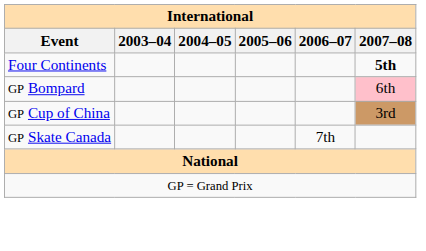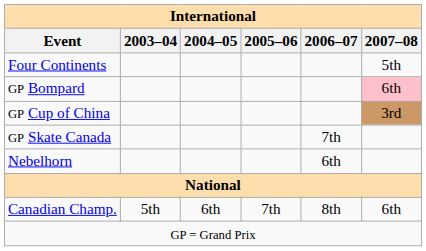(386, 64) bold -> (391, 64) normal
+ row: (40, 161)
+ row: (62, 209)
